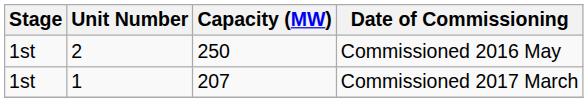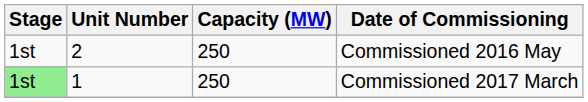(22, 81) no background -> (22, 81) lightgreen background
(214, 81) 207 -> (214, 81) 250
